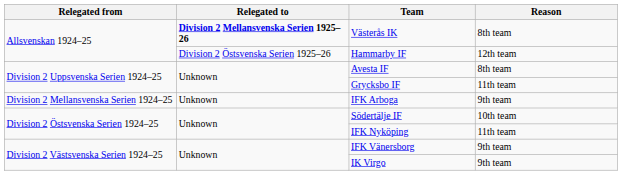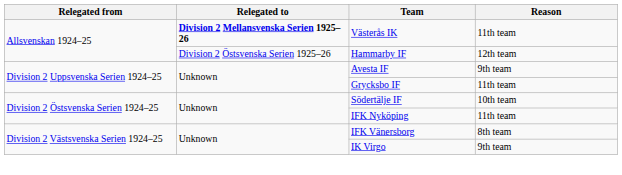(494, 33) 8th team -> (497, 33) 11th team
(494, 69) 8th team -> (494, 69) 9th team
- row: (375, 100)
(494, 147) 9th team -> (494, 131) 8th team
